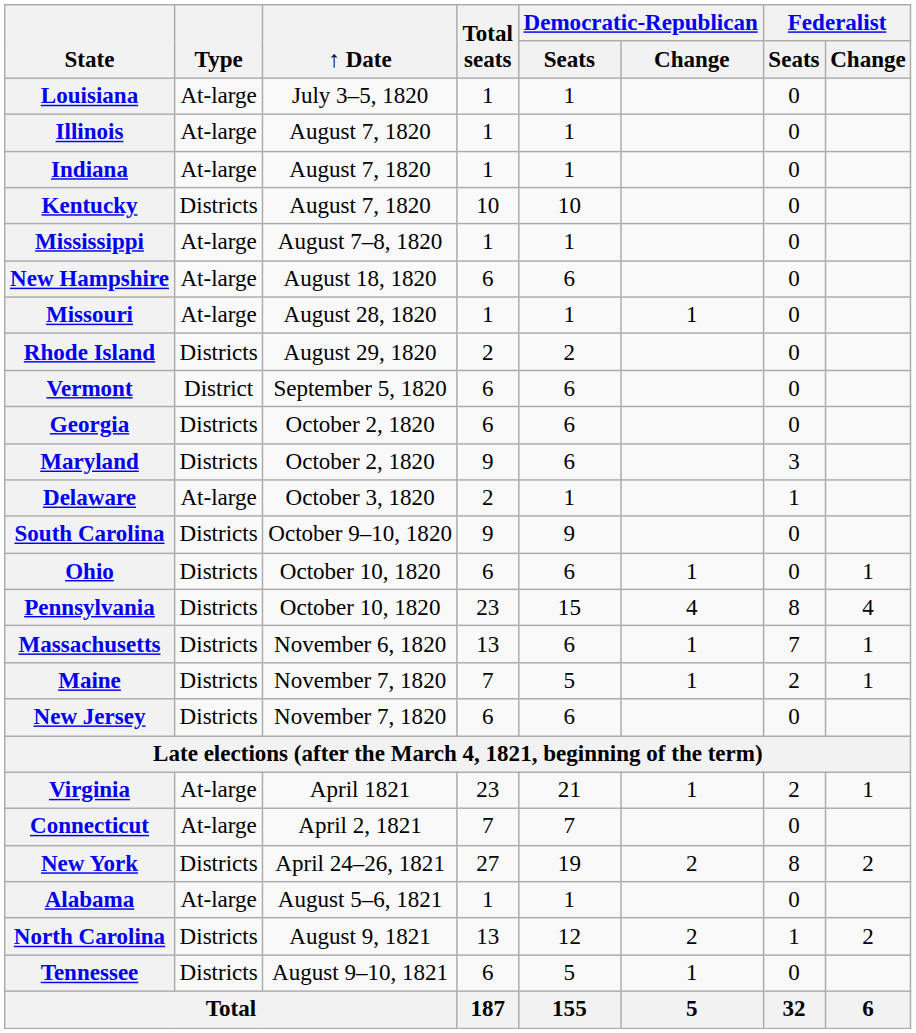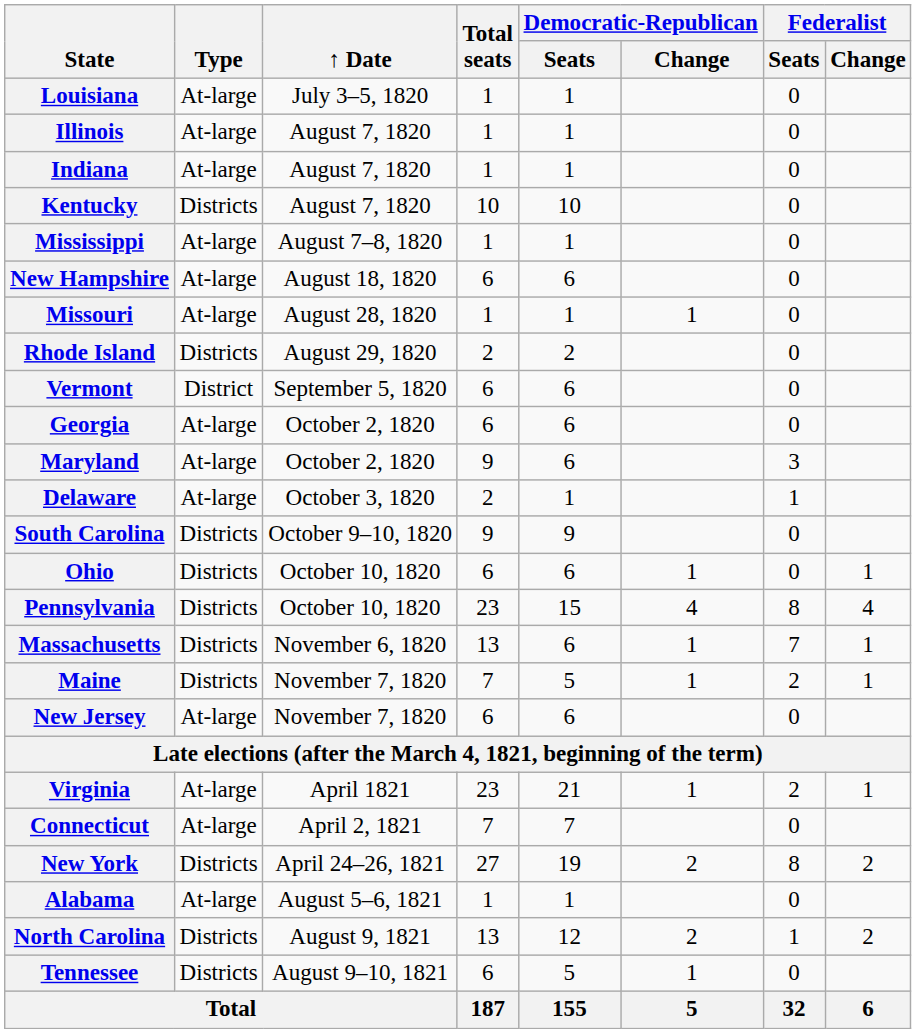(219, 424) Districts -> (219, 424) At-large
(219, 461) Districts -> (219, 461) At-large
(219, 717) Districts -> (219, 717) At-large
